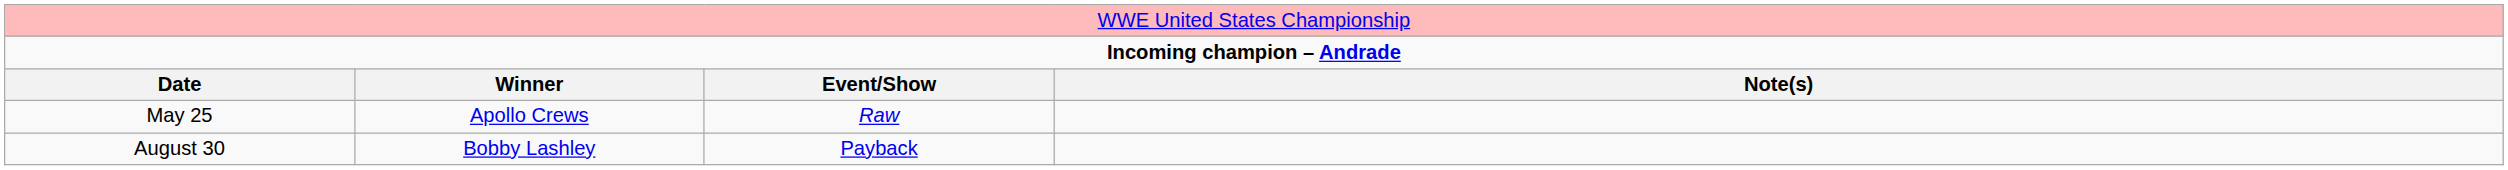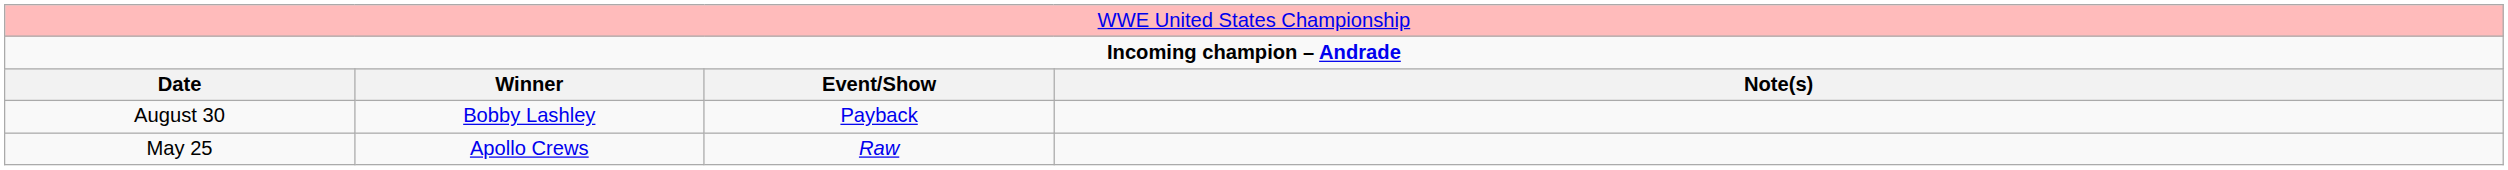rows swapped: (180, 116) <-> (180, 148)
